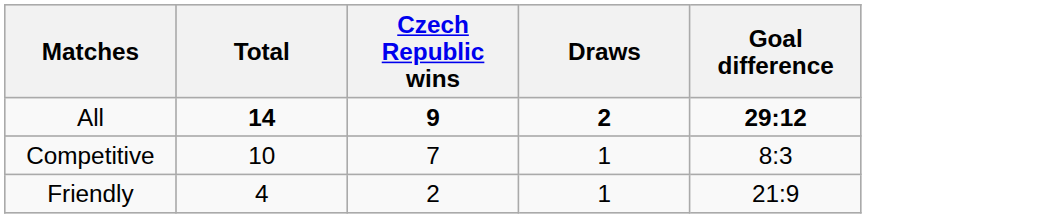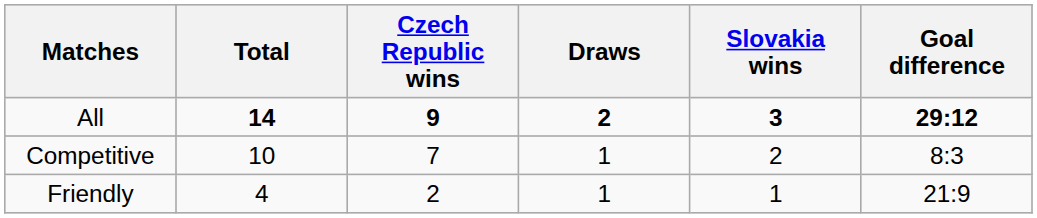+ column: (776, 51)
